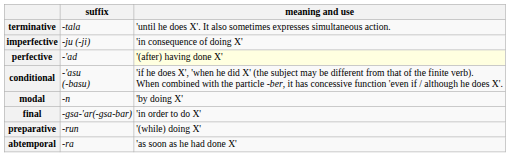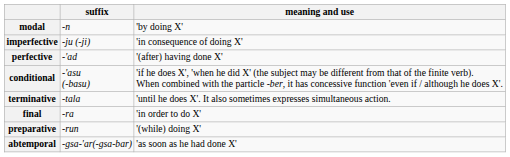rows swapped: (32, 99) <-> (32, 27)
(179, 57) lightyellow background -> (179, 57) no background
(97, 114) -gsa-'ar(-gsa-bar) -> (68, 114) -ra
(68, 144) -ra -> (97, 144) -gsa-'ar(-gsa-bar)
